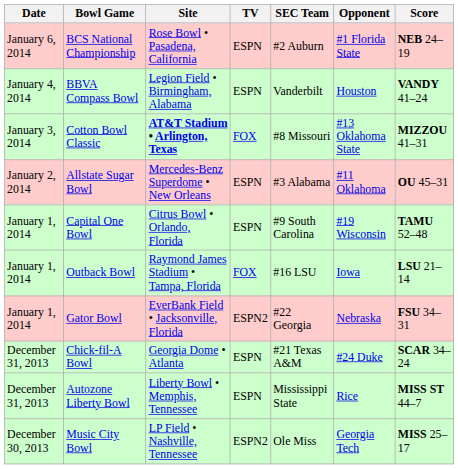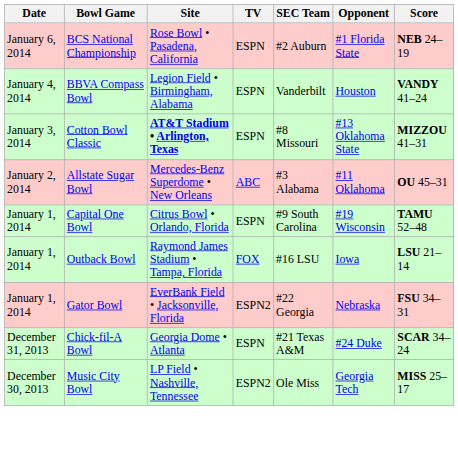(245, 136) FOX -> (250, 136) ESPN
(247, 182) ESPN -> (248, 182) ABC
- row: (98, 396)
